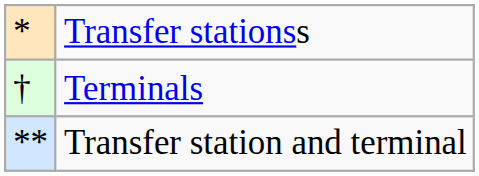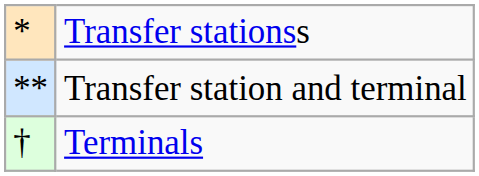rows swapped: (134, 87) <-> (265, 142)
